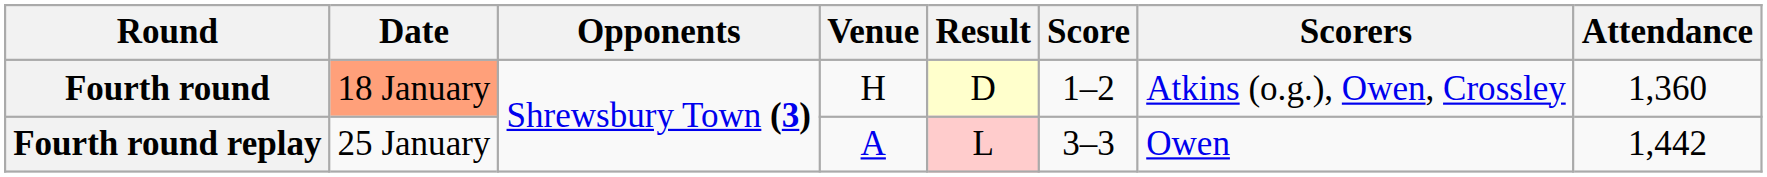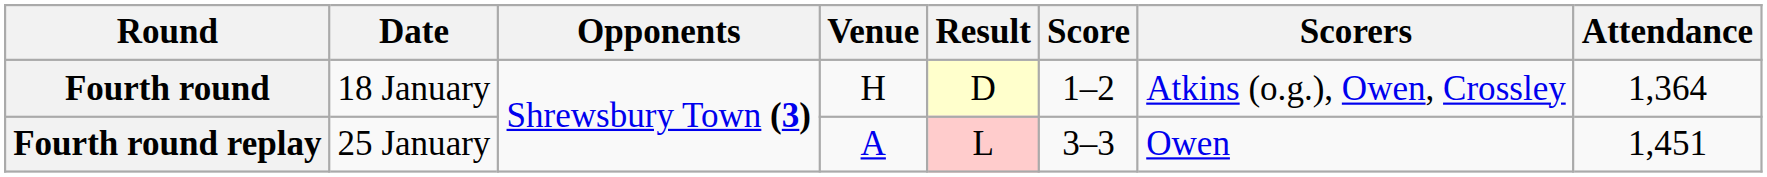(414, 87) lightsalmon background -> (414, 87) no background
(1668, 87) 1,360 -> (1668, 87) 1,364
(1668, 143) 1,442 -> (1668, 143) 1,451
